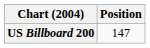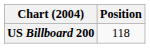(121, 33) 147 -> (121, 33) 118
